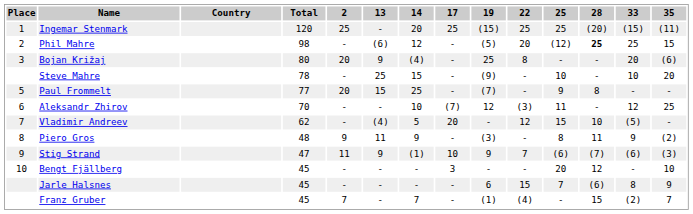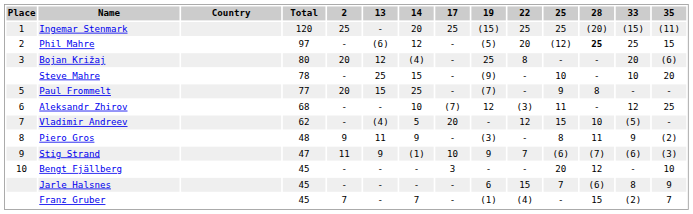(304, 45) 98 -> (304, 45) 97
(380, 60) 9 -> (380, 60) 12
(304, 107) 70 -> (304, 107) 68
